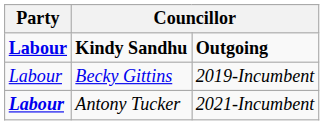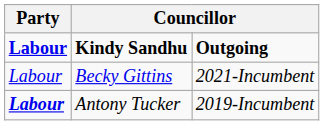(255, 76) 2019-Incumbent -> (255, 76) 2021-Incumbent
(255, 104) 2021-Incumbent -> (255, 104) 2019-Incumbent
